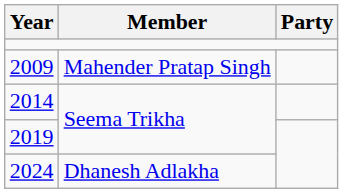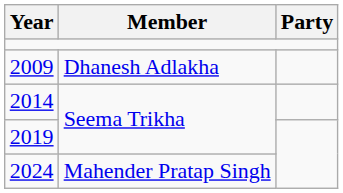(167, 66) Mahender Pratap Singh -> (141, 66) Dhanesh Adlakha
(141, 171) Dhanesh Adlakha -> (167, 171) Mahender Pratap Singh
